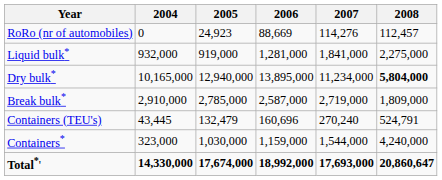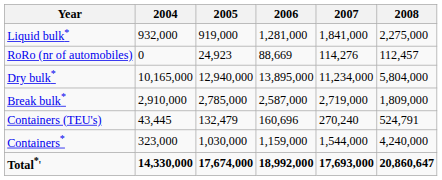rows swapped: (70, 33) <-> (38, 54)
(404, 76) bold -> (404, 76) normal
